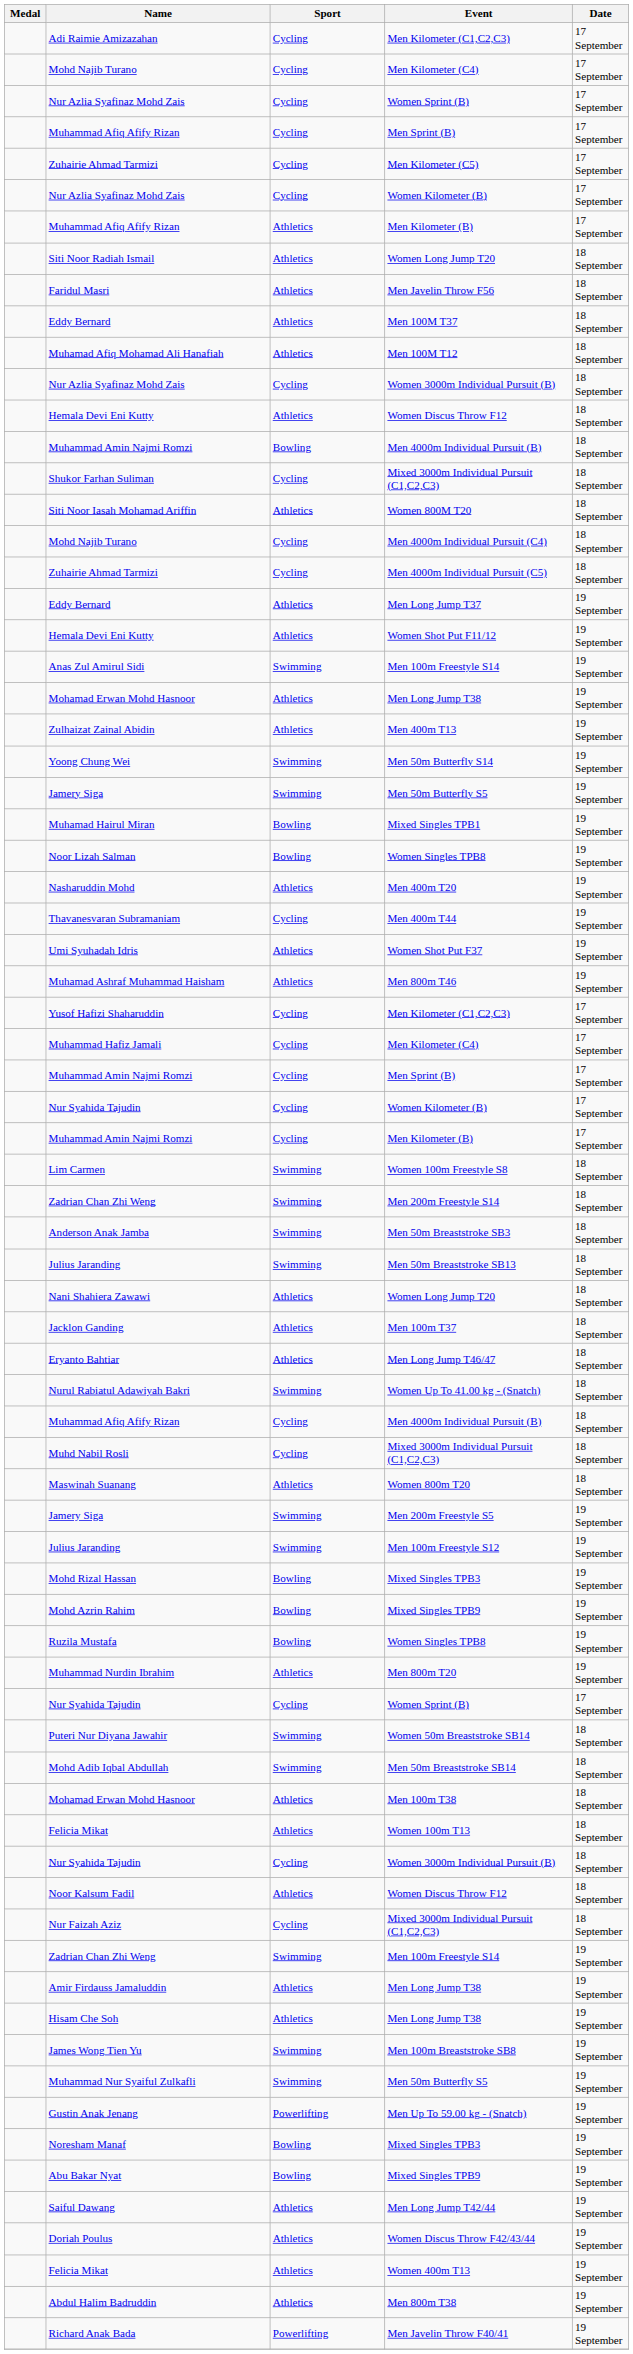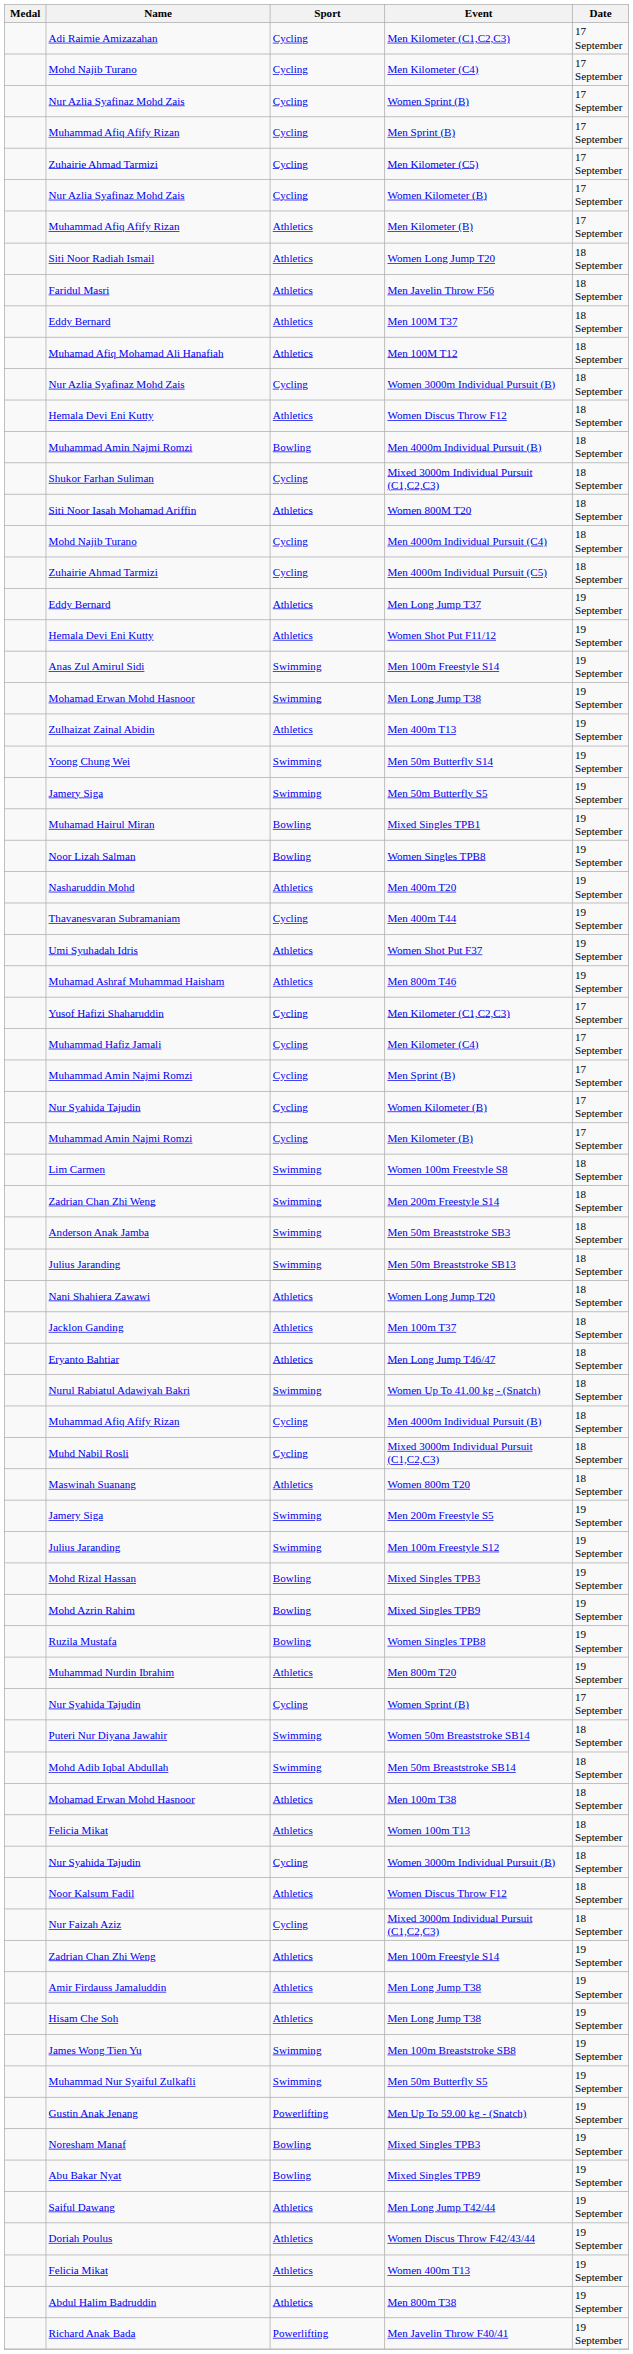(293, 698) Athletics -> (297, 698) Swimming
(297, 1956) Swimming -> (293, 1956) Athletics
